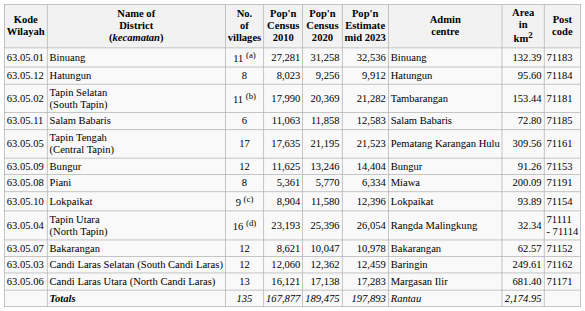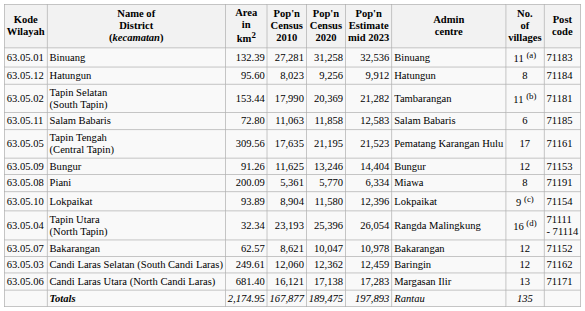columns swapped: (523, 26) <-> (244, 26)
